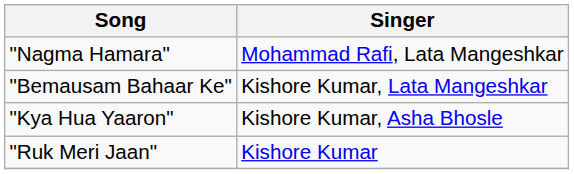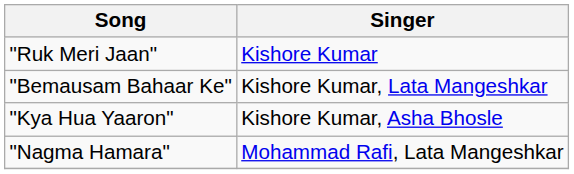rows swapped: (83, 151) <-> (90, 53)
